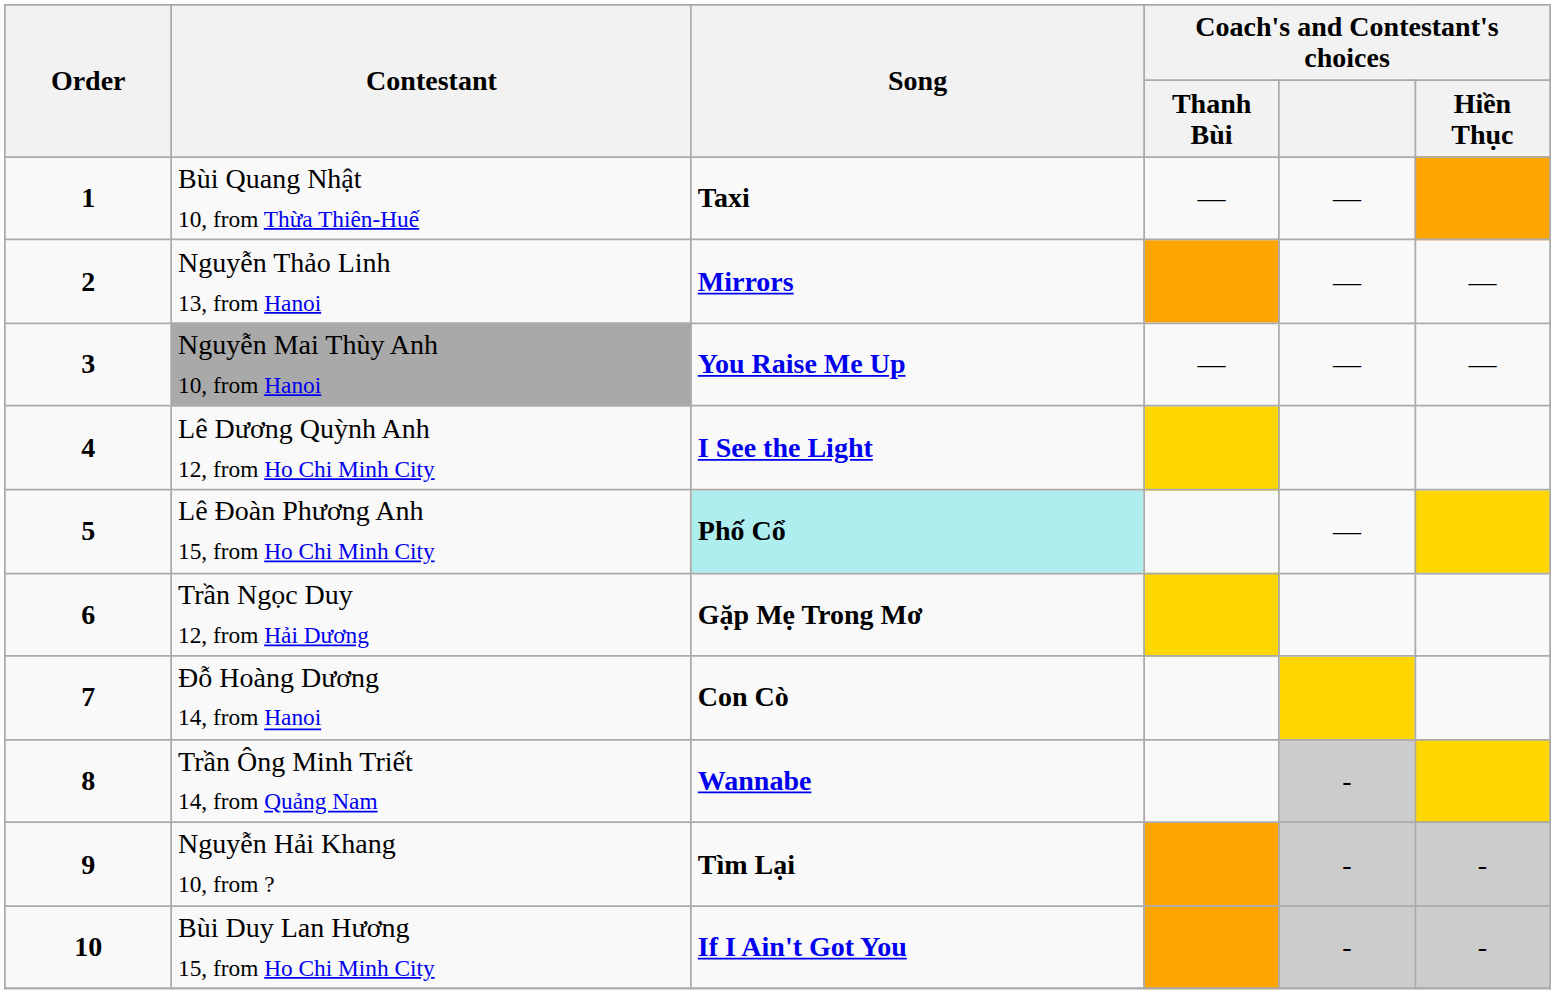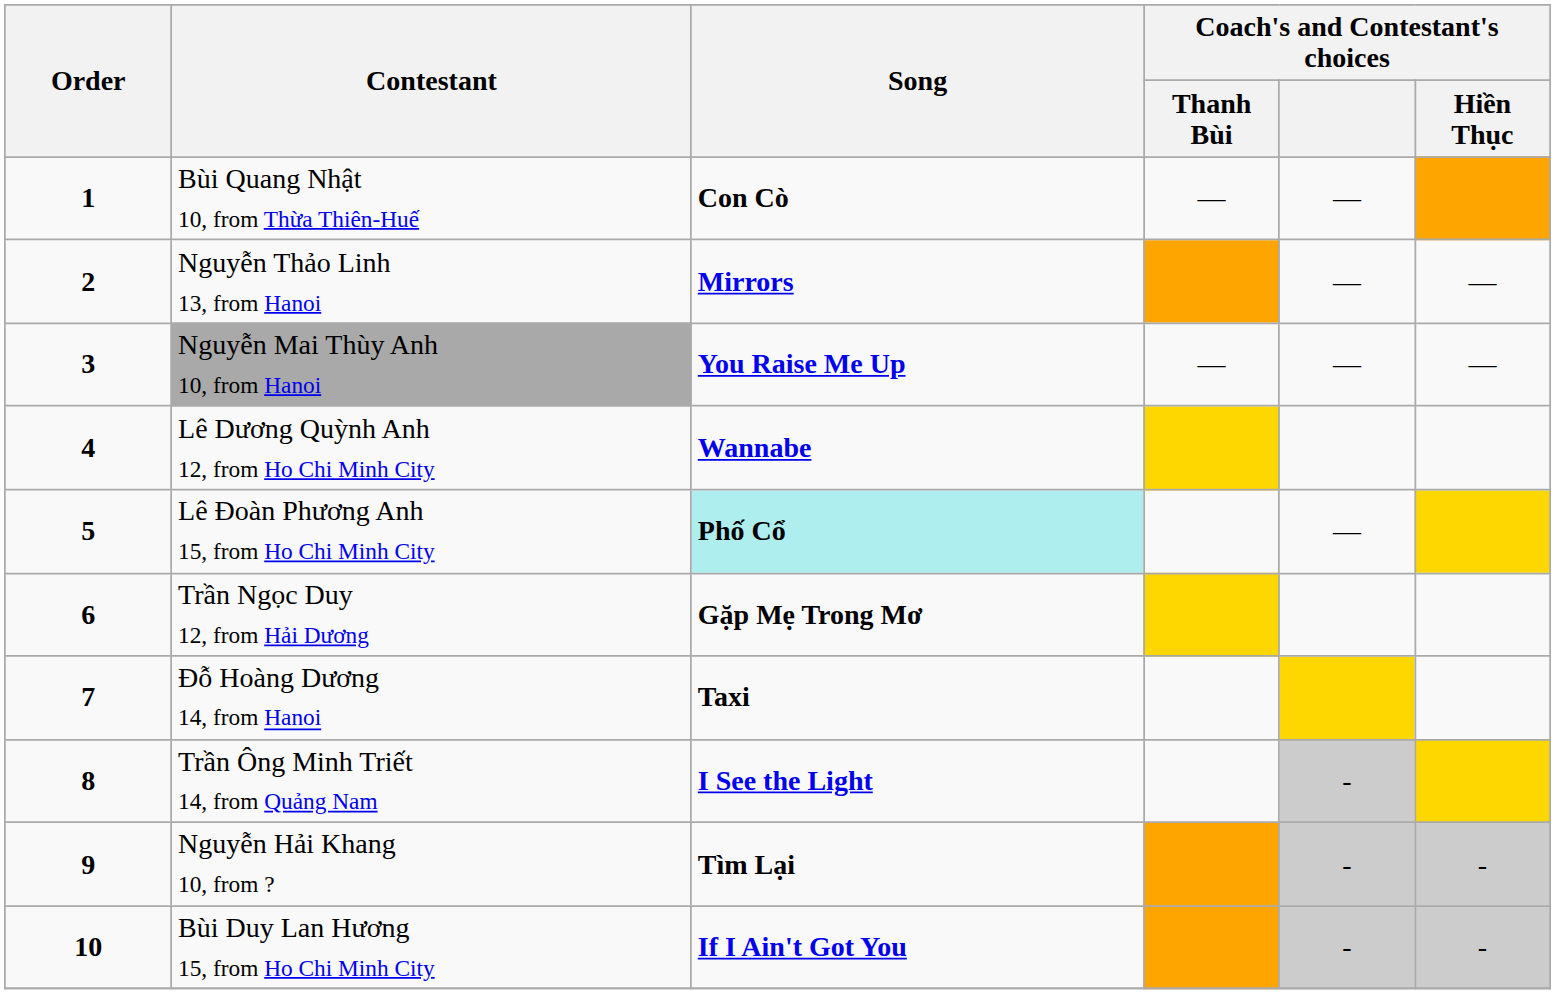(724, 197) Taxi -> (743, 197) Con Cò
(785, 447) I See the Light -> (755, 447) Wannabe
(743, 697) Con Cò -> (724, 697) Taxi
(755, 780) Wannabe -> (785, 780) I See the Light
